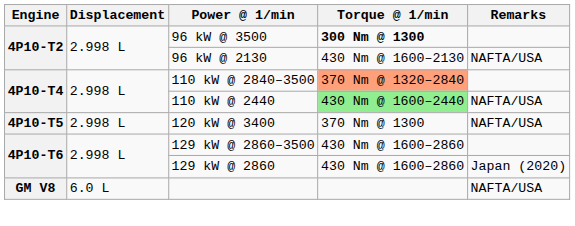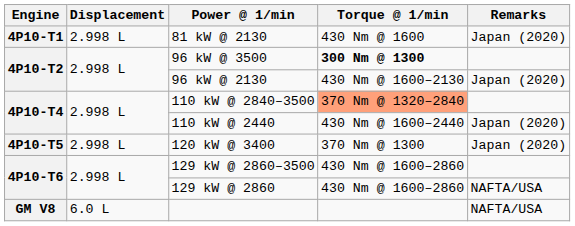+ row: (219, 37)
(506, 59) NAFTA/USA -> (518, 80) Japan (2020)
(393, 102) lightgreen background -> (393, 123) no background
(506, 102) NAFTA/USA -> (518, 123) Japan (2020)
(506, 123) NAFTA/USA -> (518, 145) Japan (2020)
(518, 167) Japan (2020) -> (506, 188) NAFTA/USA
